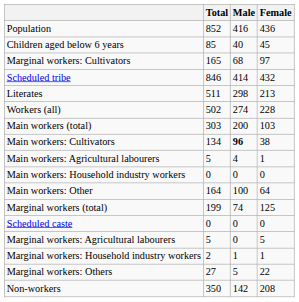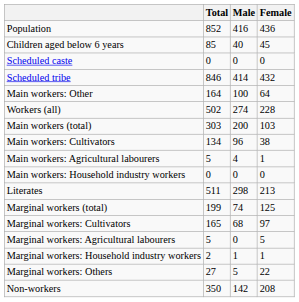rows swapped: (40, 223) <-> (69, 61)
rows swapped: (25, 93) <-> (50, 191)
(238, 142) bold -> (238, 142) normal
